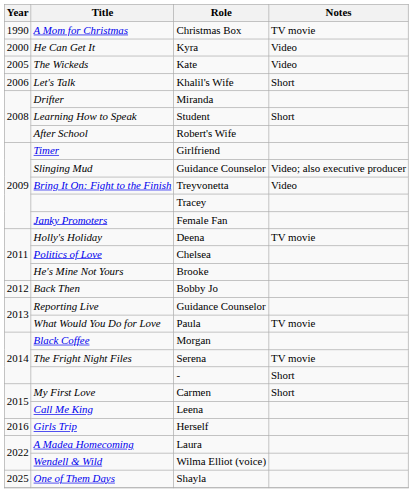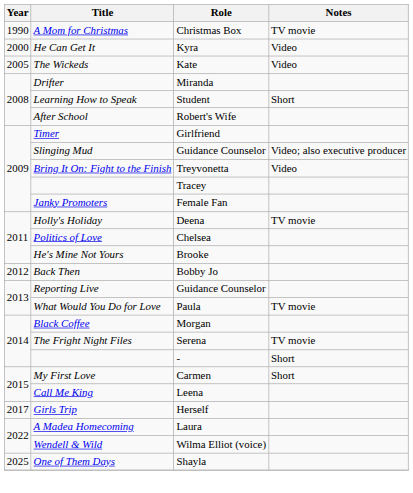- row: (54, 82)
(18, 427) 2016 -> (18, 409) 2017
